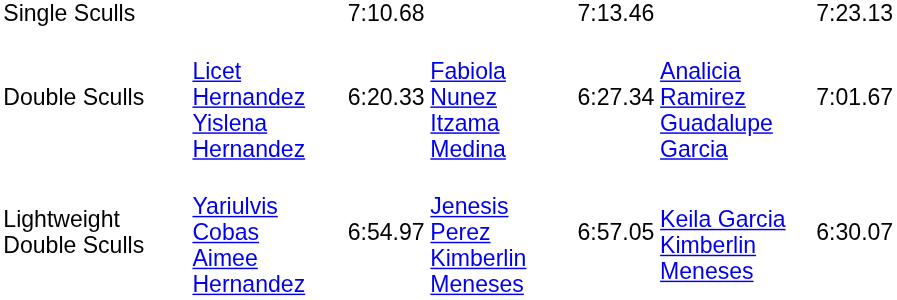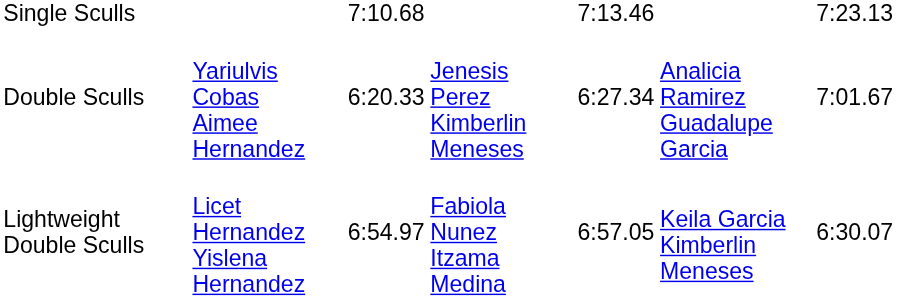(249, 110) Licet Hernandez Yislena Hernandez -> (249, 110) Yariulvis Cobas Aimee Hernandez
(468, 110) Fabiola Nunez Itzama Medina -> (478, 110) Jenesis Perez Kimberlin Meneses
(249, 245) Yariulvis Cobas Aimee Hernandez -> (249, 245) Licet Hernandez Yislena Hernandez
(478, 245) Jenesis Perez Kimberlin Meneses -> (468, 245) Fabiola Nunez Itzama Medina
